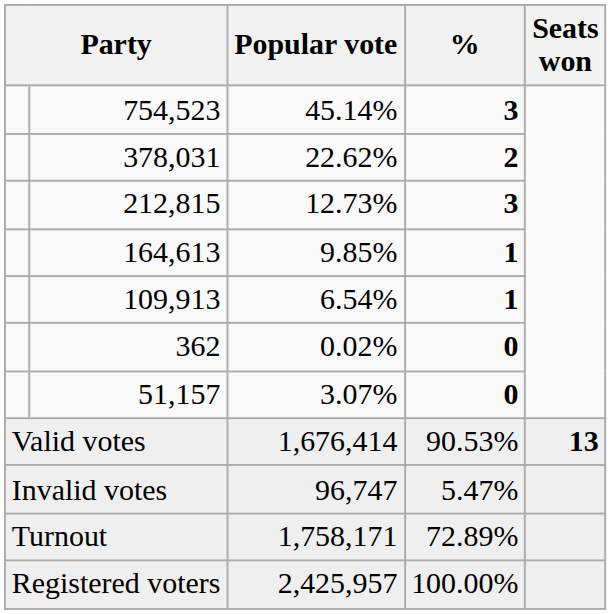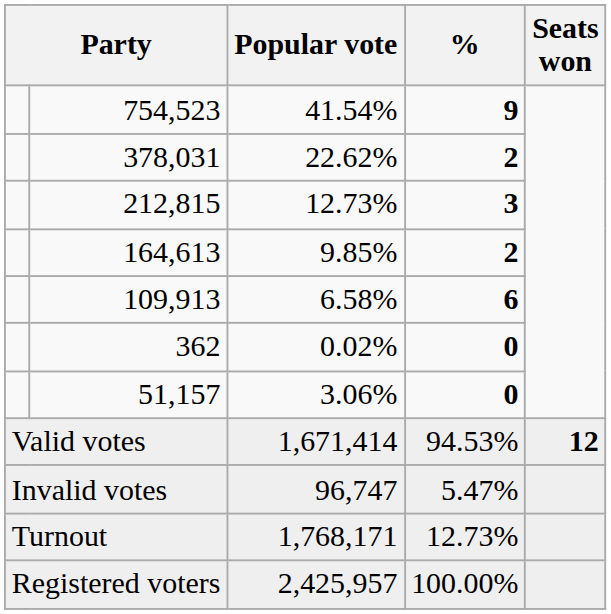(351, 109) 45.14% -> (351, 109) 41.54%
(511, 109) 3 -> (511, 109) 9
(511, 251) 1 -> (511, 251) 2
(359, 299) 6.54% -> (359, 299) 6.58%
(511, 299) 1 -> (511, 299) 6
(359, 394) 3.07% -> (359, 394) 3.06%
(338, 441) 1,676,414 -> (338, 441) 1,671,414
(472, 441) 90.53% -> (472, 441) 94.53%
(584, 441) 13 -> (584, 441) 12
(338, 536) 1,758,171 -> (338, 536) 1,768,171
(472, 536) 72.89% -> (472, 536) 12.73%
